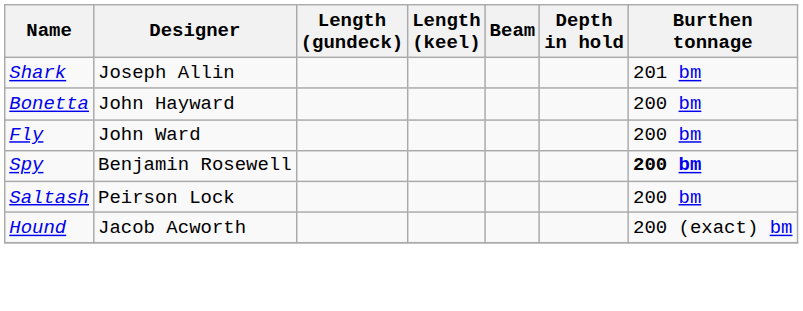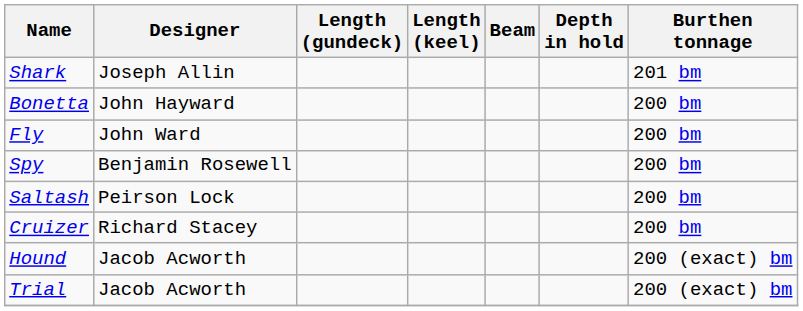(667, 166) bold -> (667, 166) normal
+ row: (49, 228)
+ row: (38, 290)
